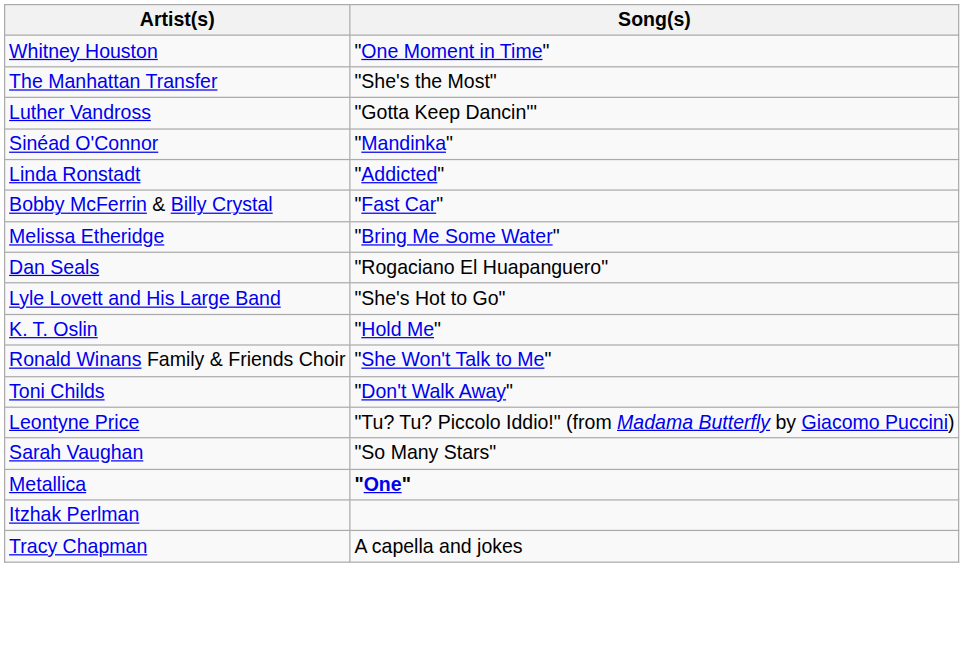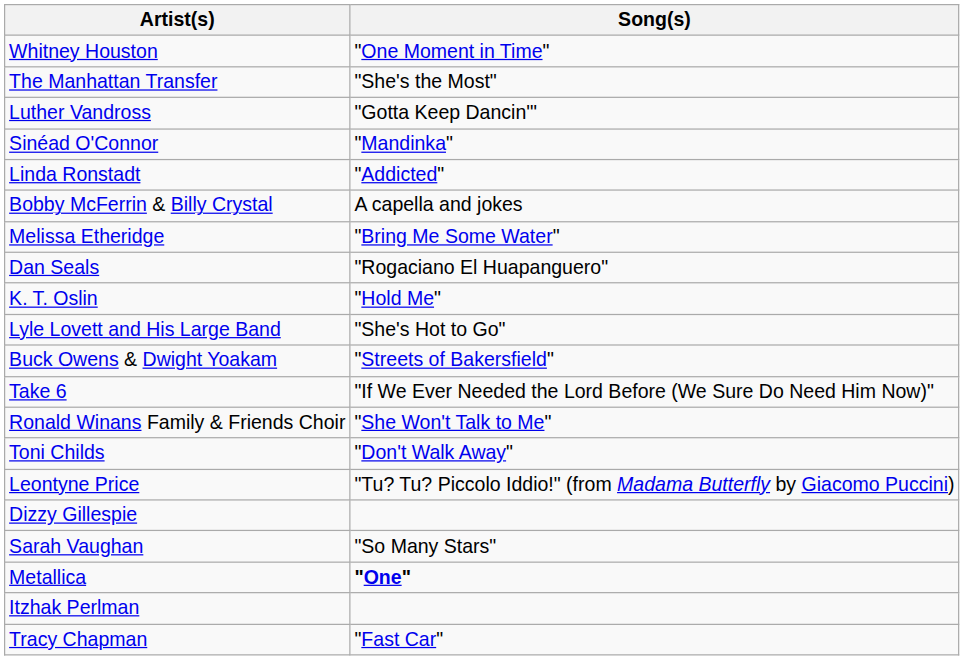(399, 205) "Fast Car" -> (439, 205) A capella and jokes
rows swapped: (53, 329) <-> (145, 298)
+ row: (143, 360)
+ row: (38, 391)
+ row: (73, 515)
(439, 546) A capella and jokes -> (399, 639) "Fast Car"
